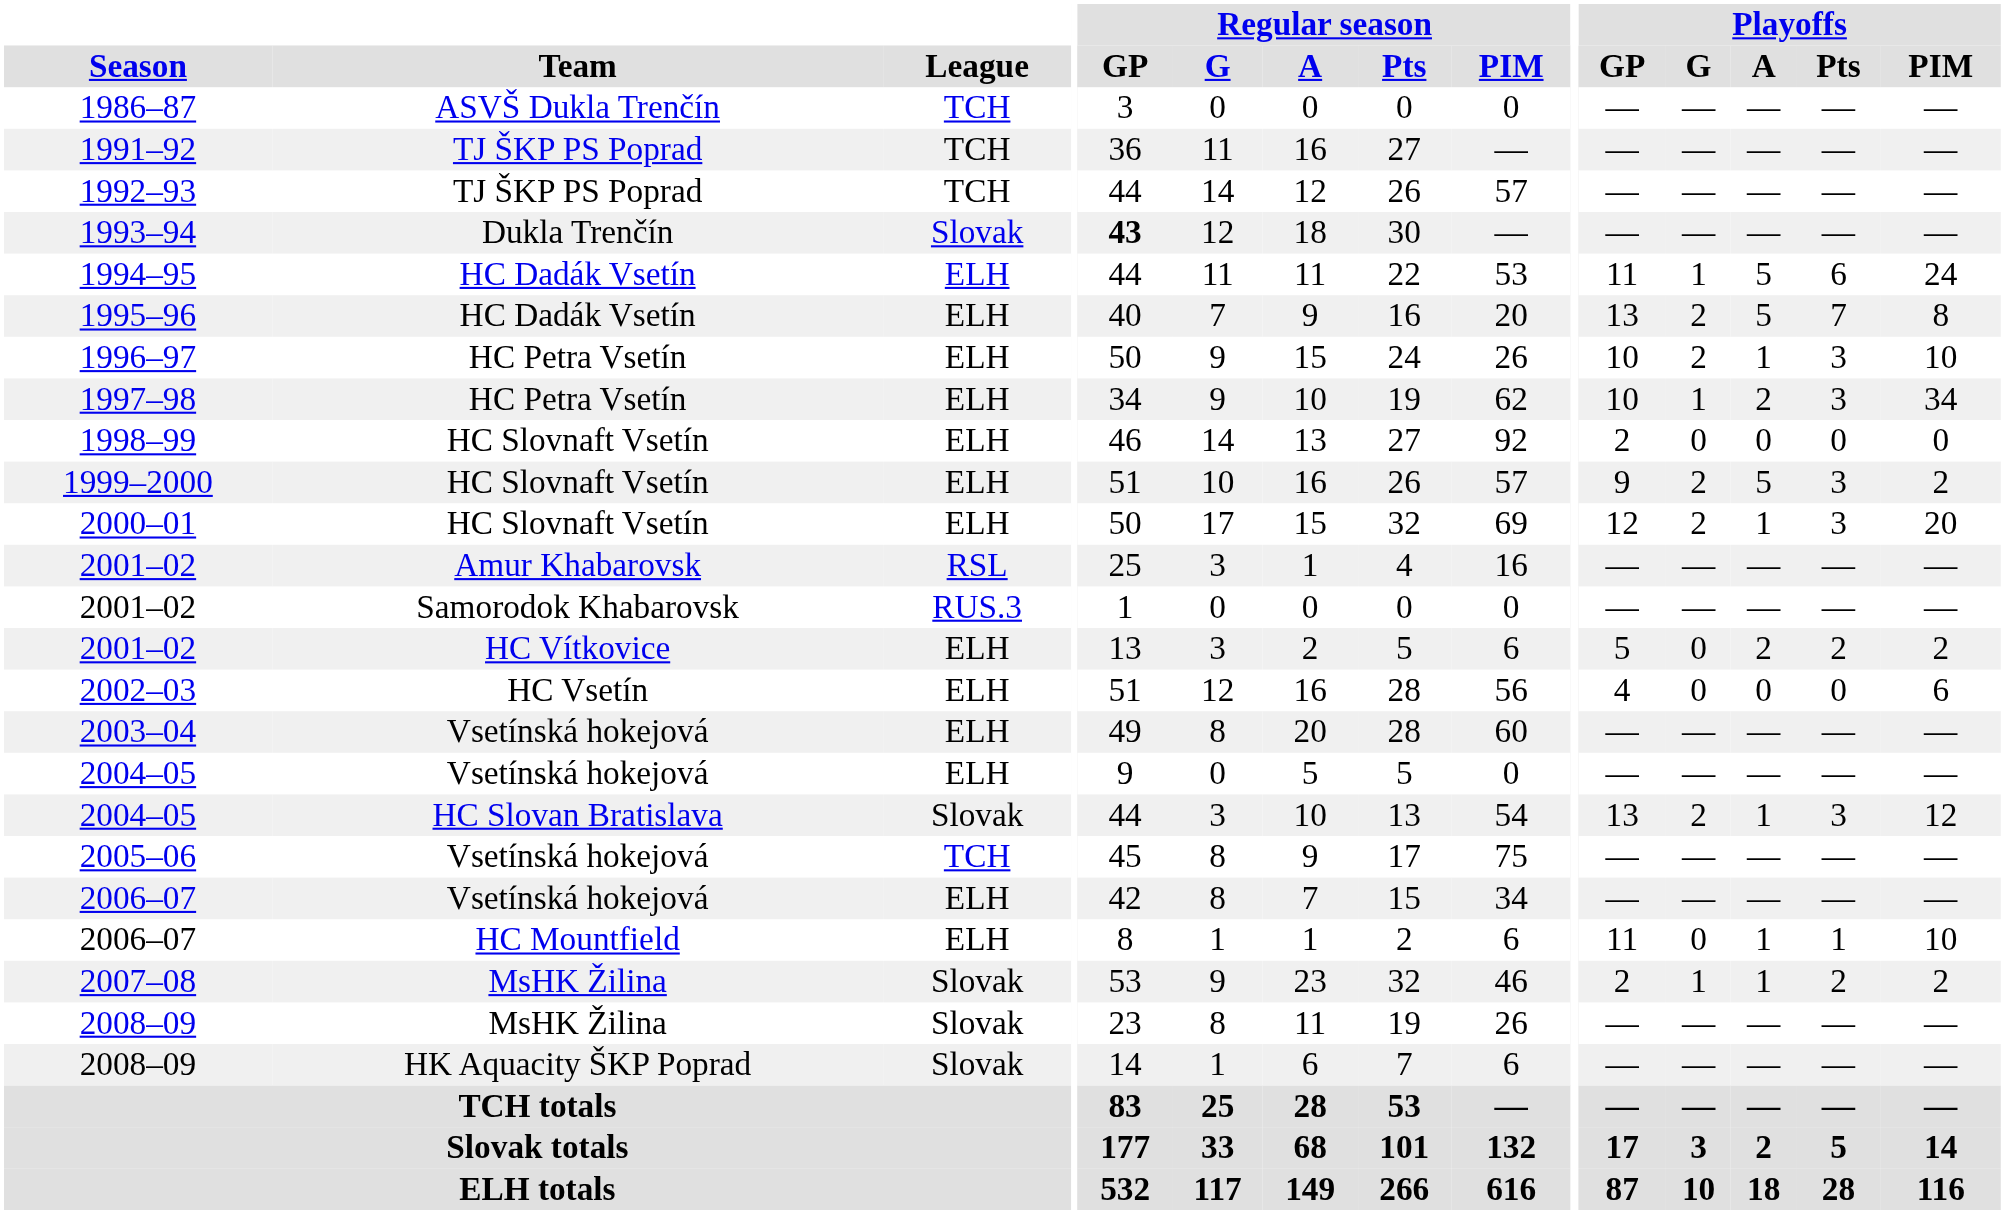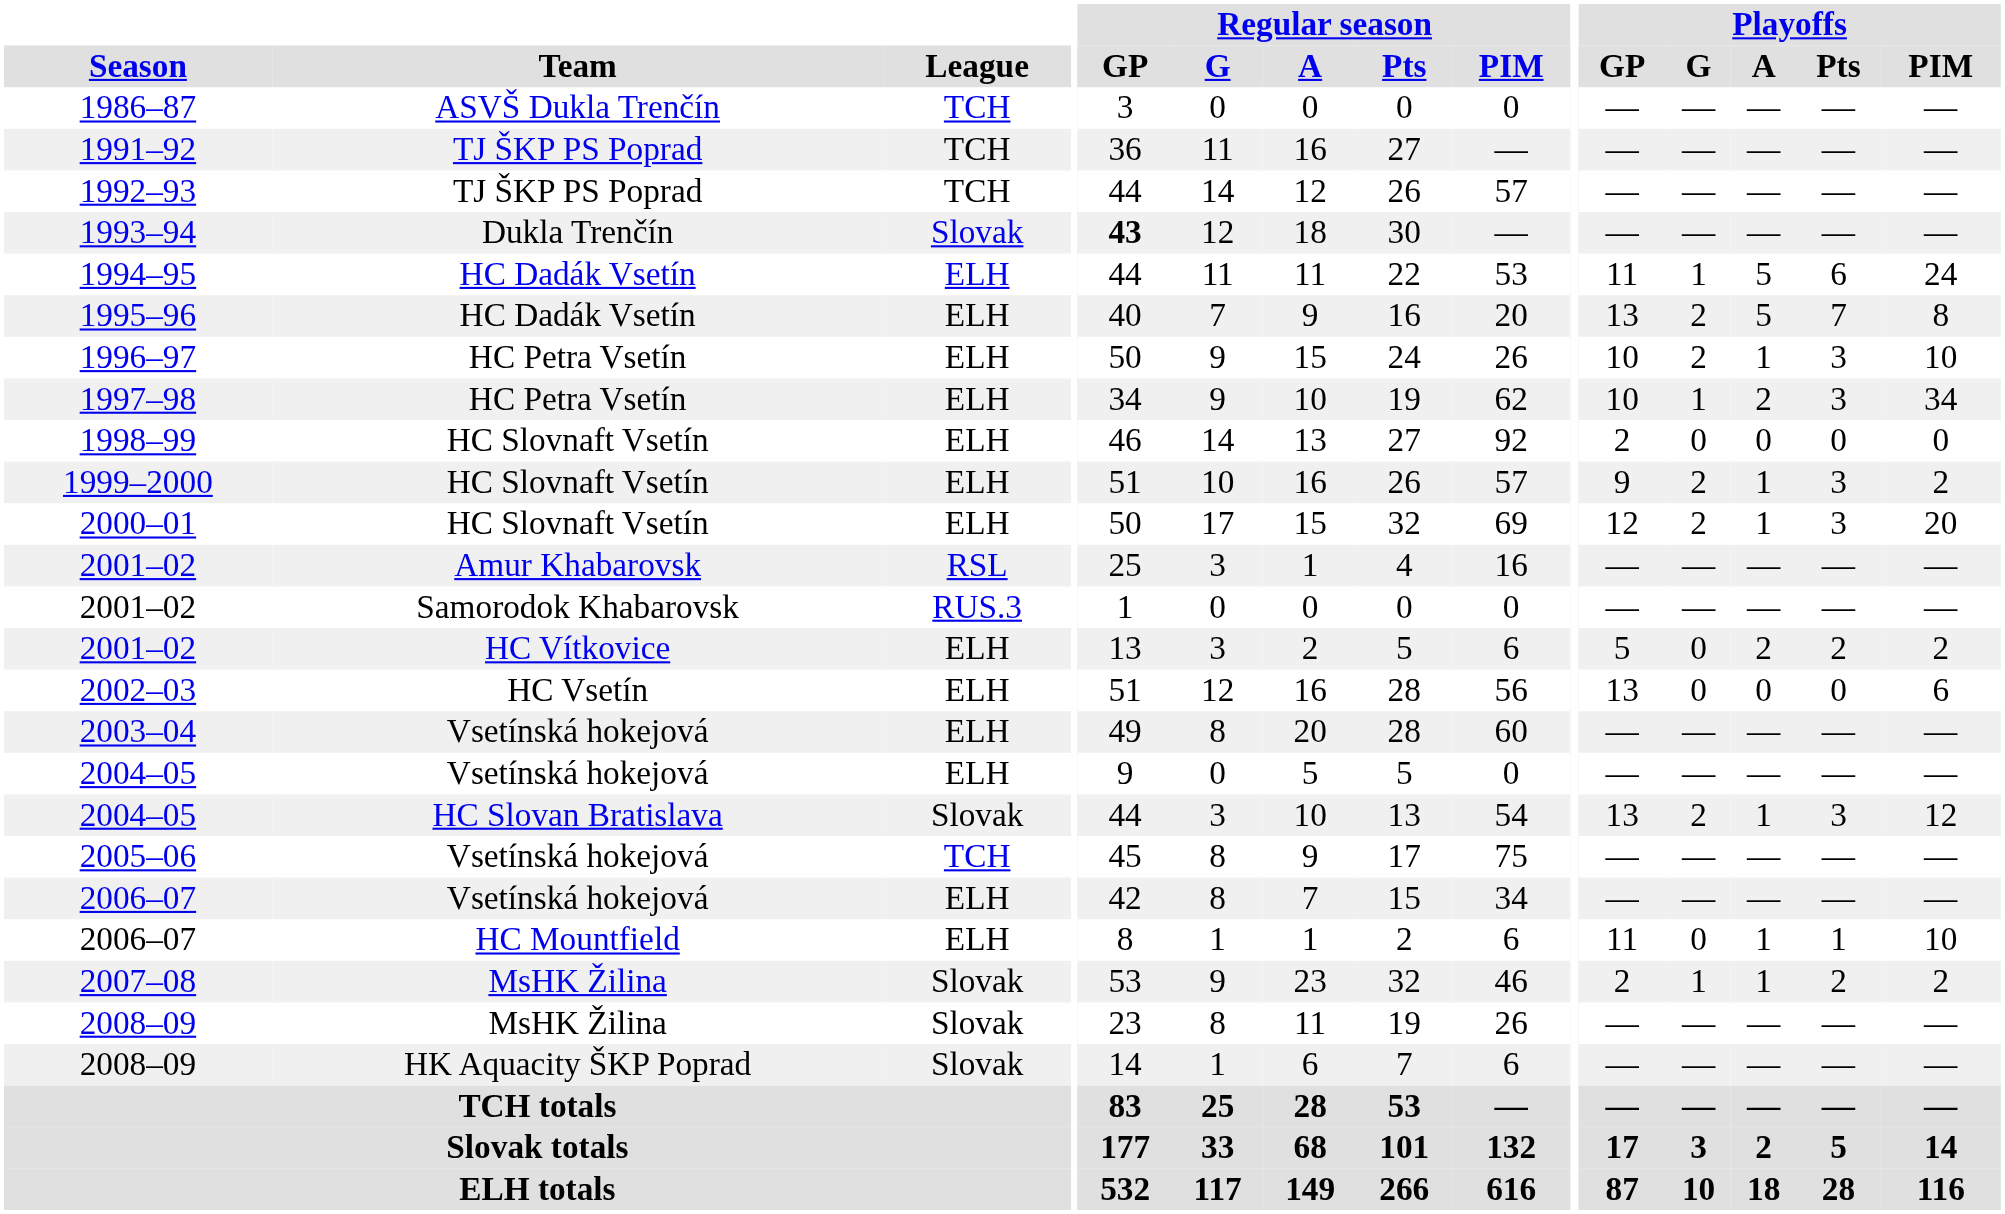(1764, 481) 5 -> (1764, 481) 1
(1622, 689) 4 -> (1622, 689) 13
